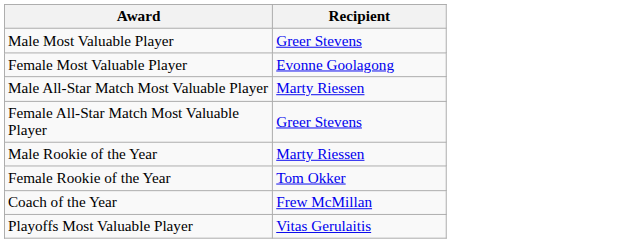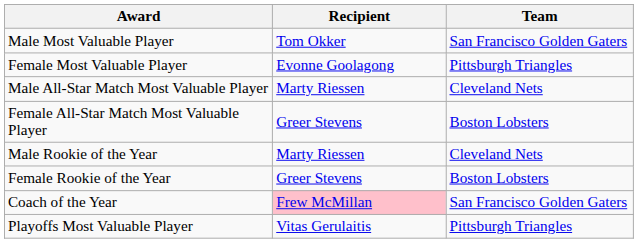+ column: (540, 16)
(319, 40) Greer Stevens -> (311, 40) Tom Okker
(311, 178) Tom Okker -> (319, 178) Greer Stevens
(324, 202) no background -> (324, 202) pink background
